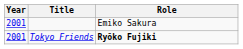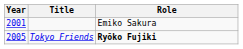(16, 38) 2001 -> (16, 38) 2005
